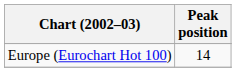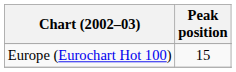(203, 55) 14 -> (203, 55) 15
